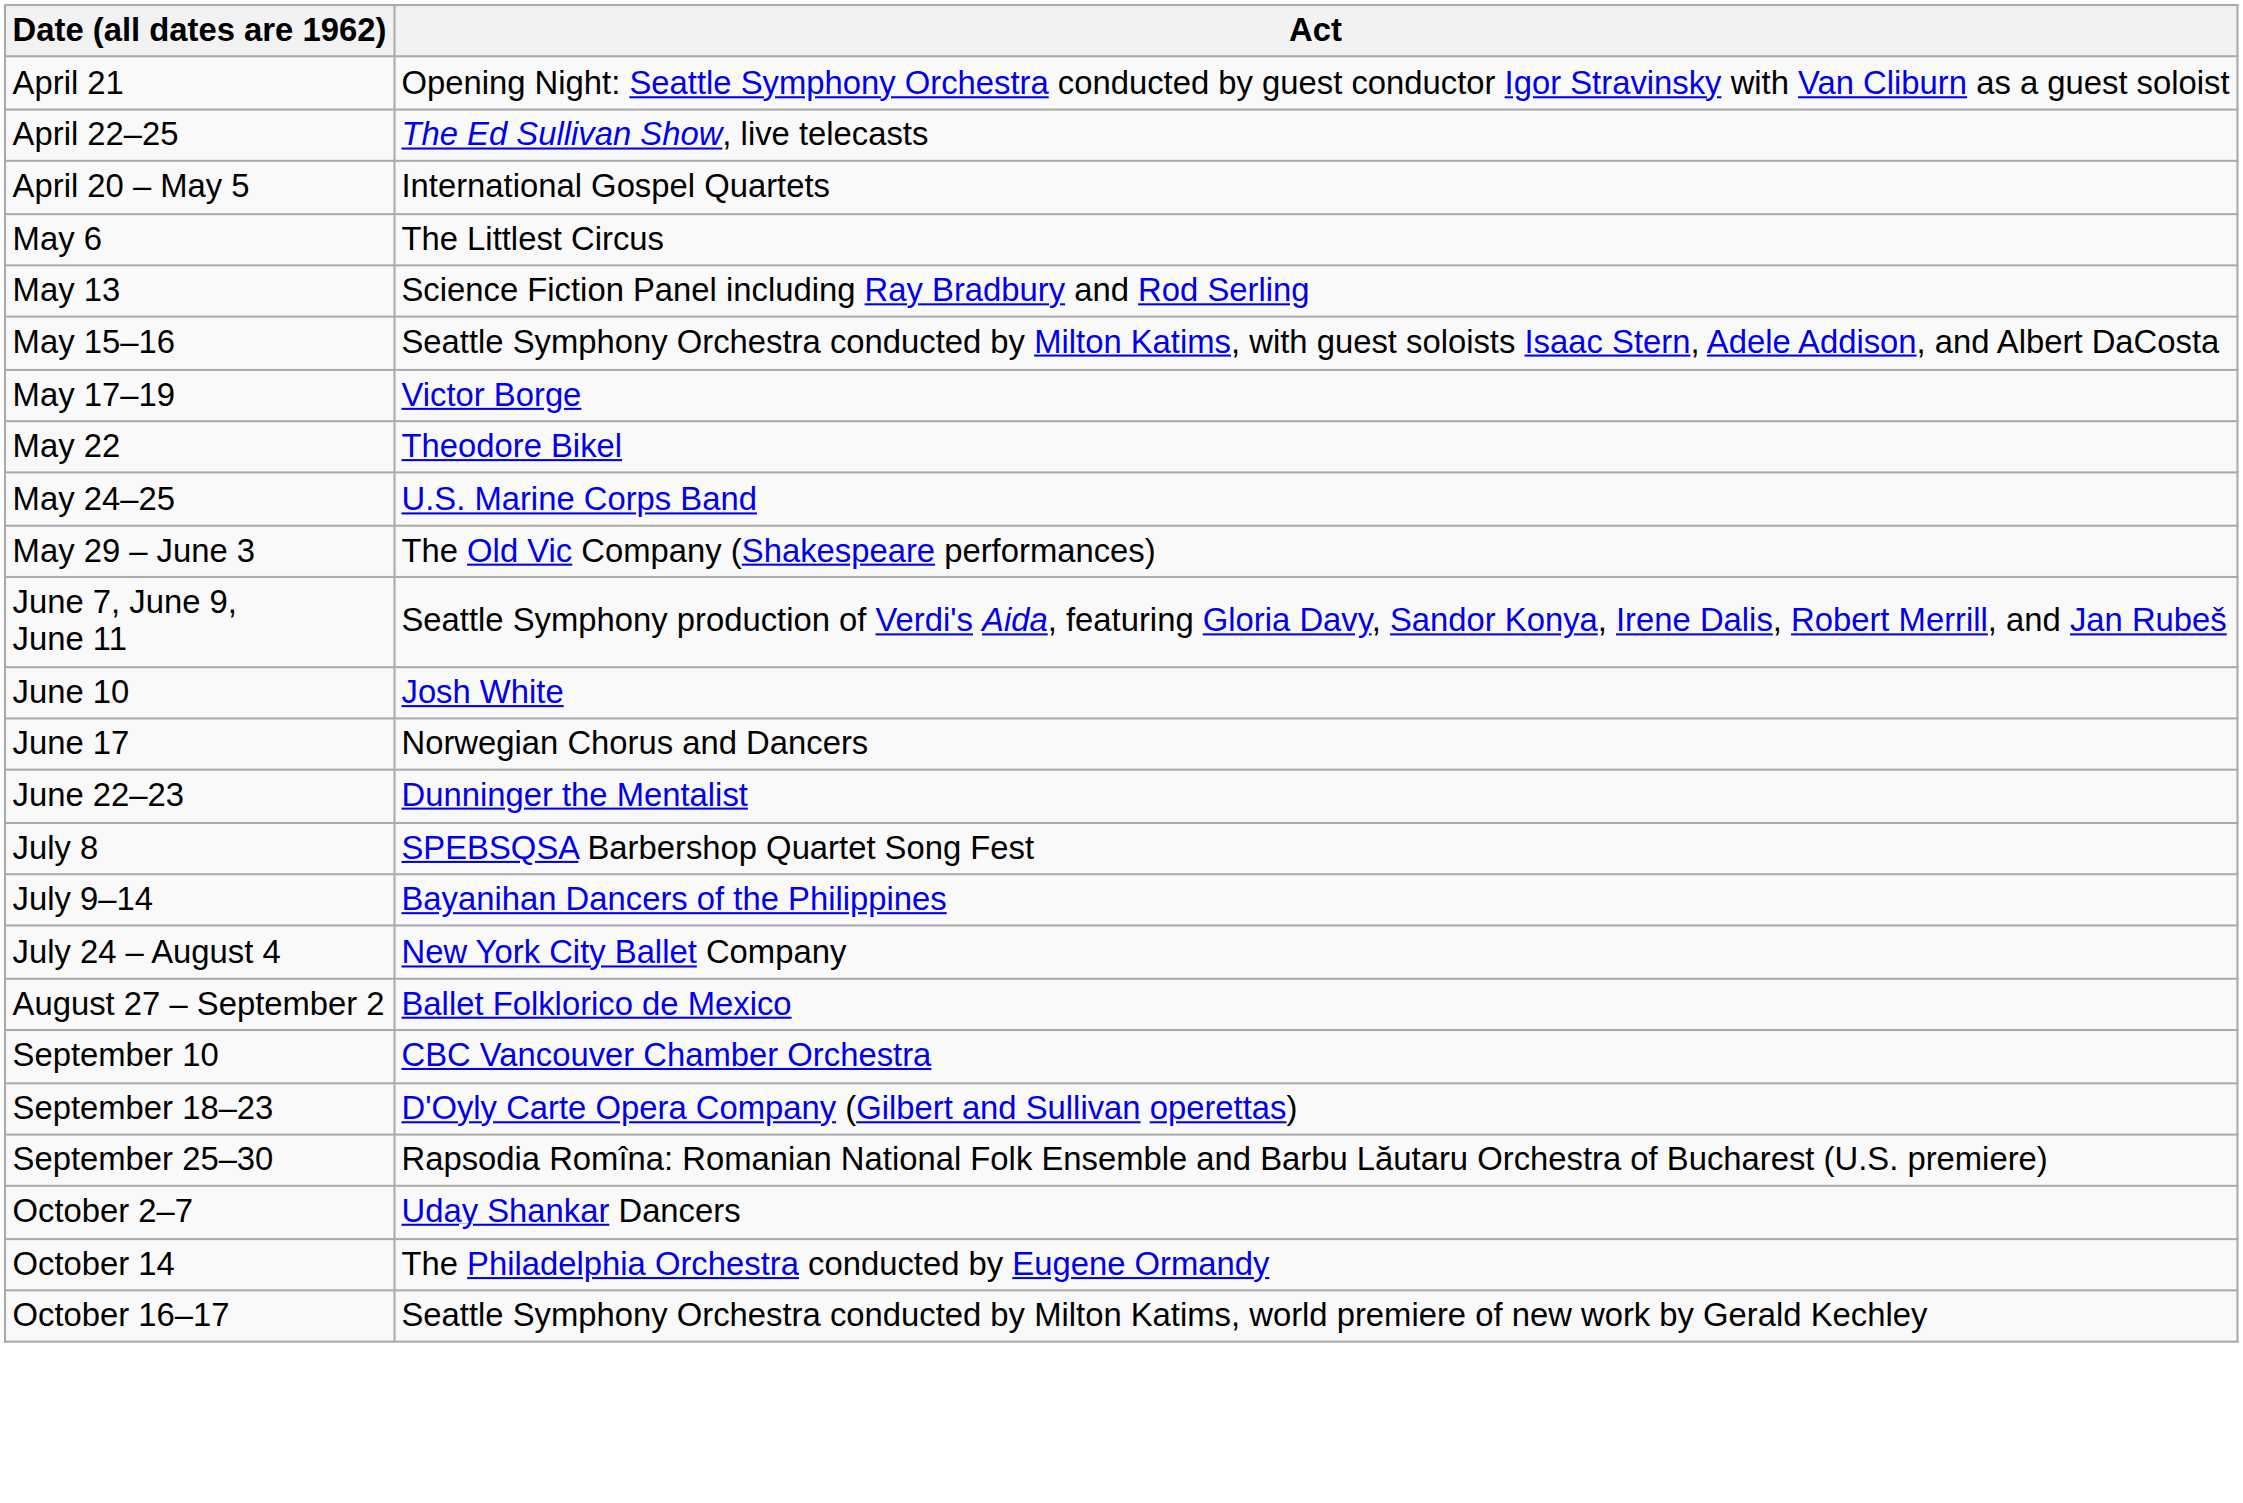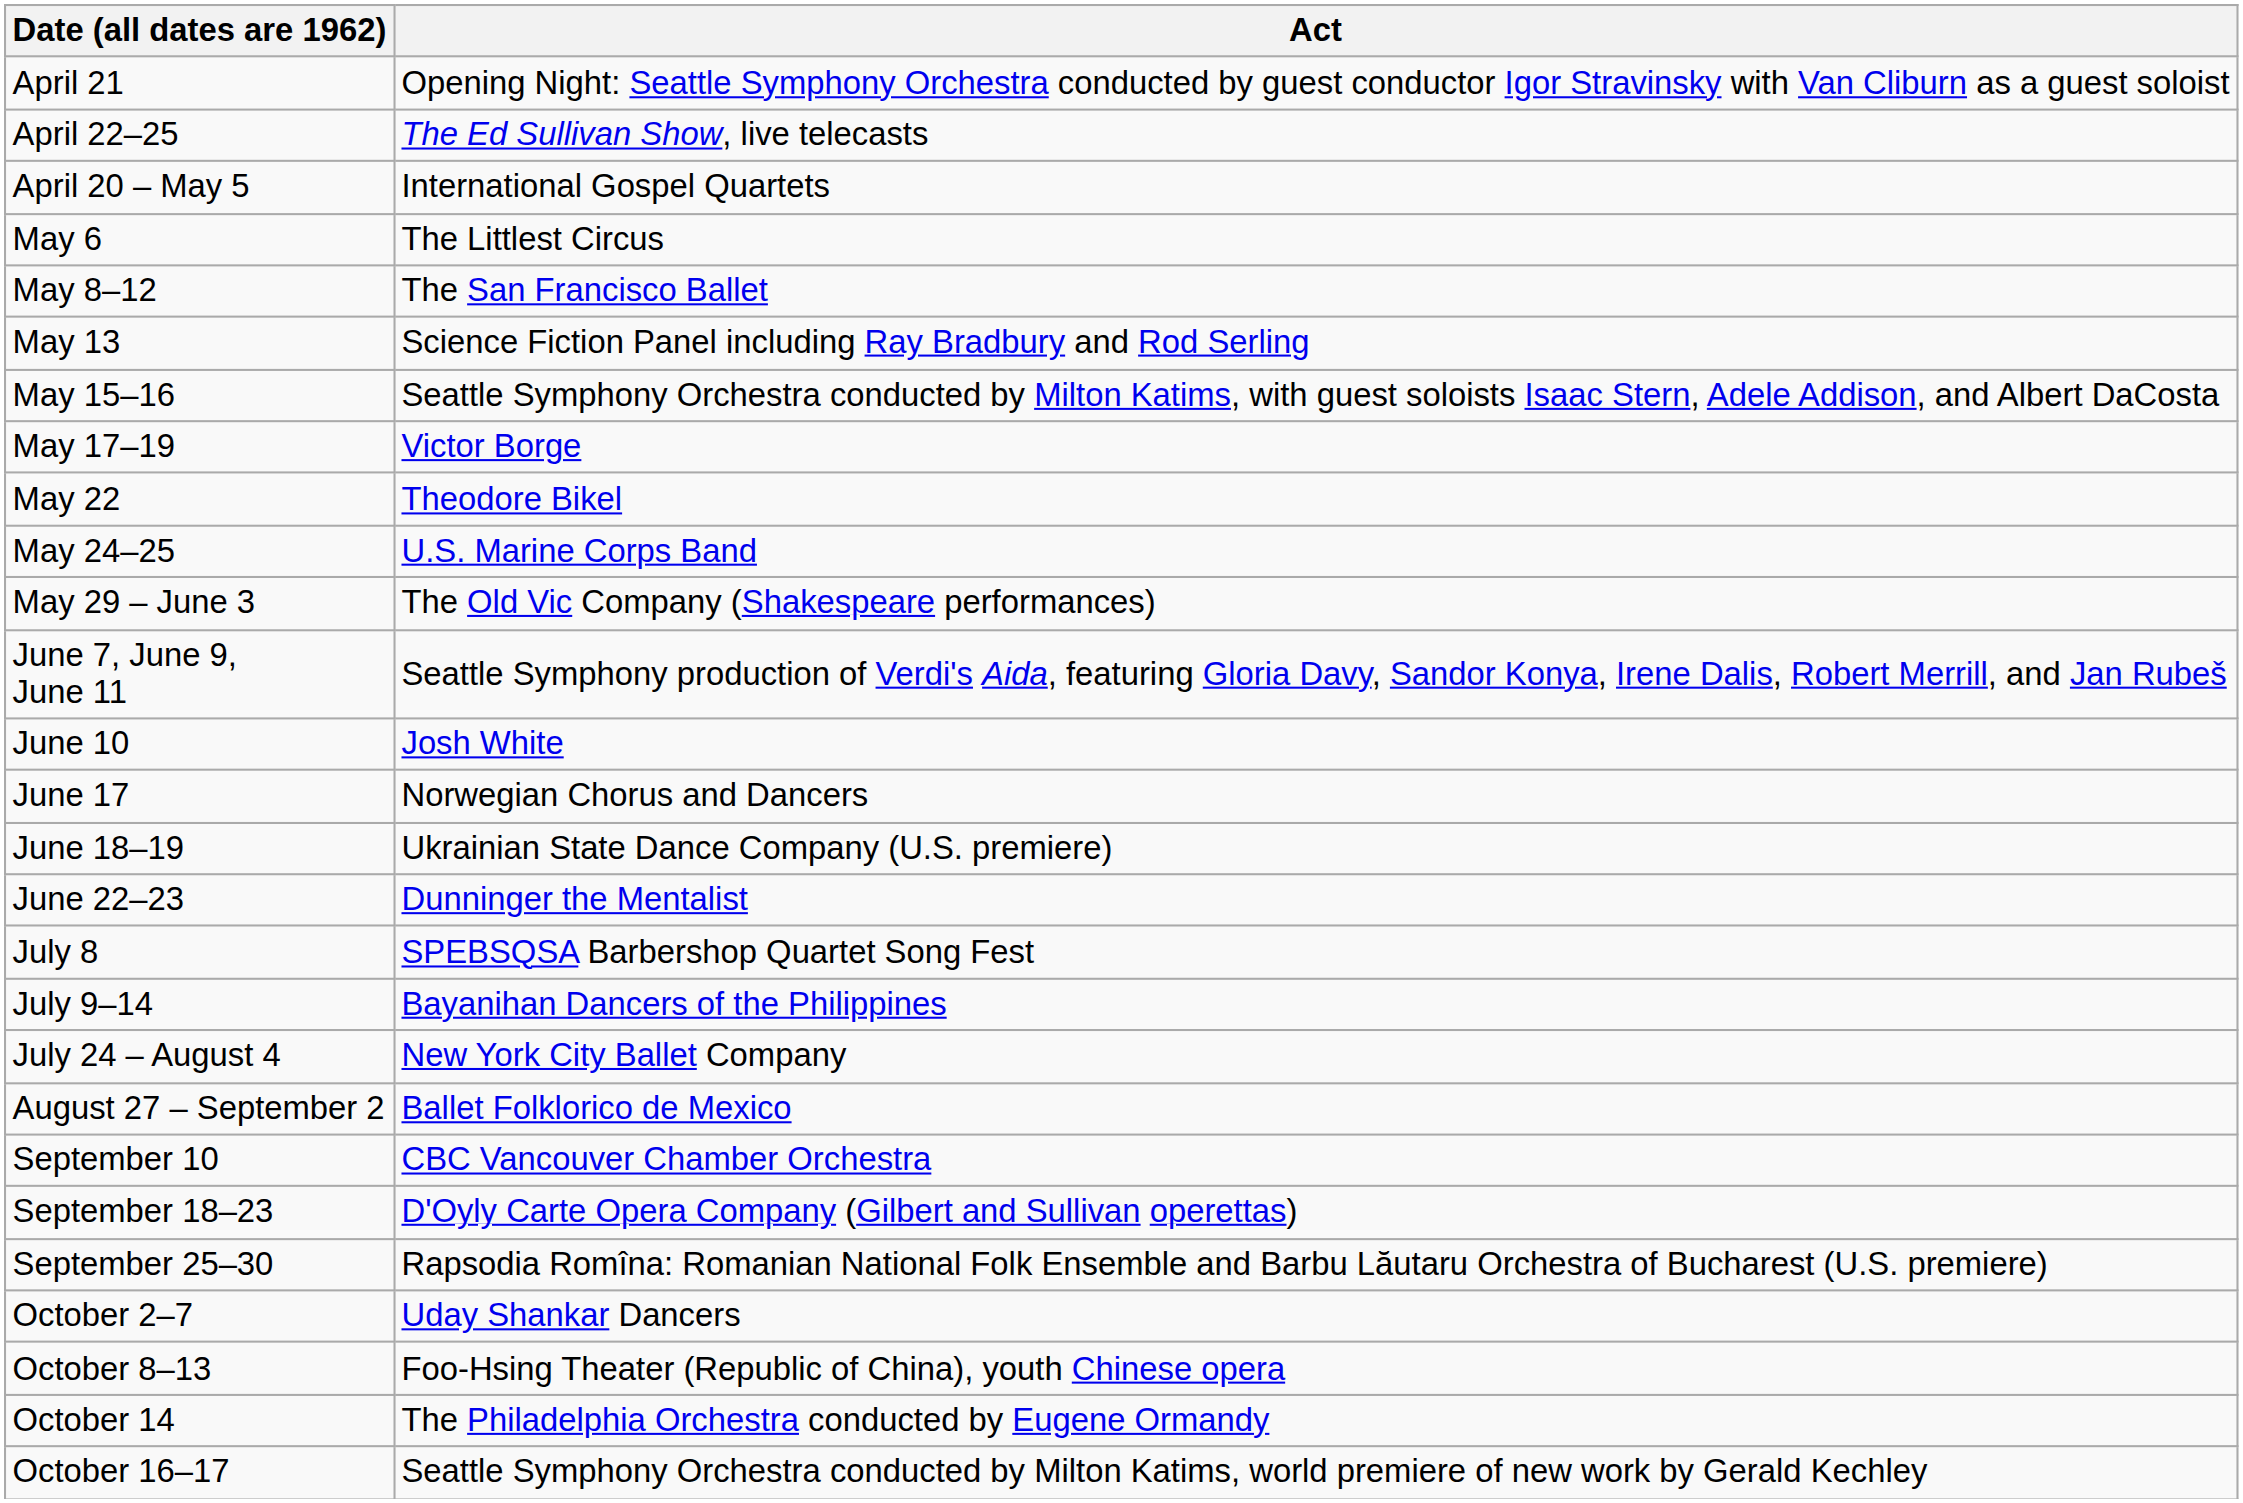+ row: (85, 290)
+ row: (98, 847)
+ row: (112, 1367)
